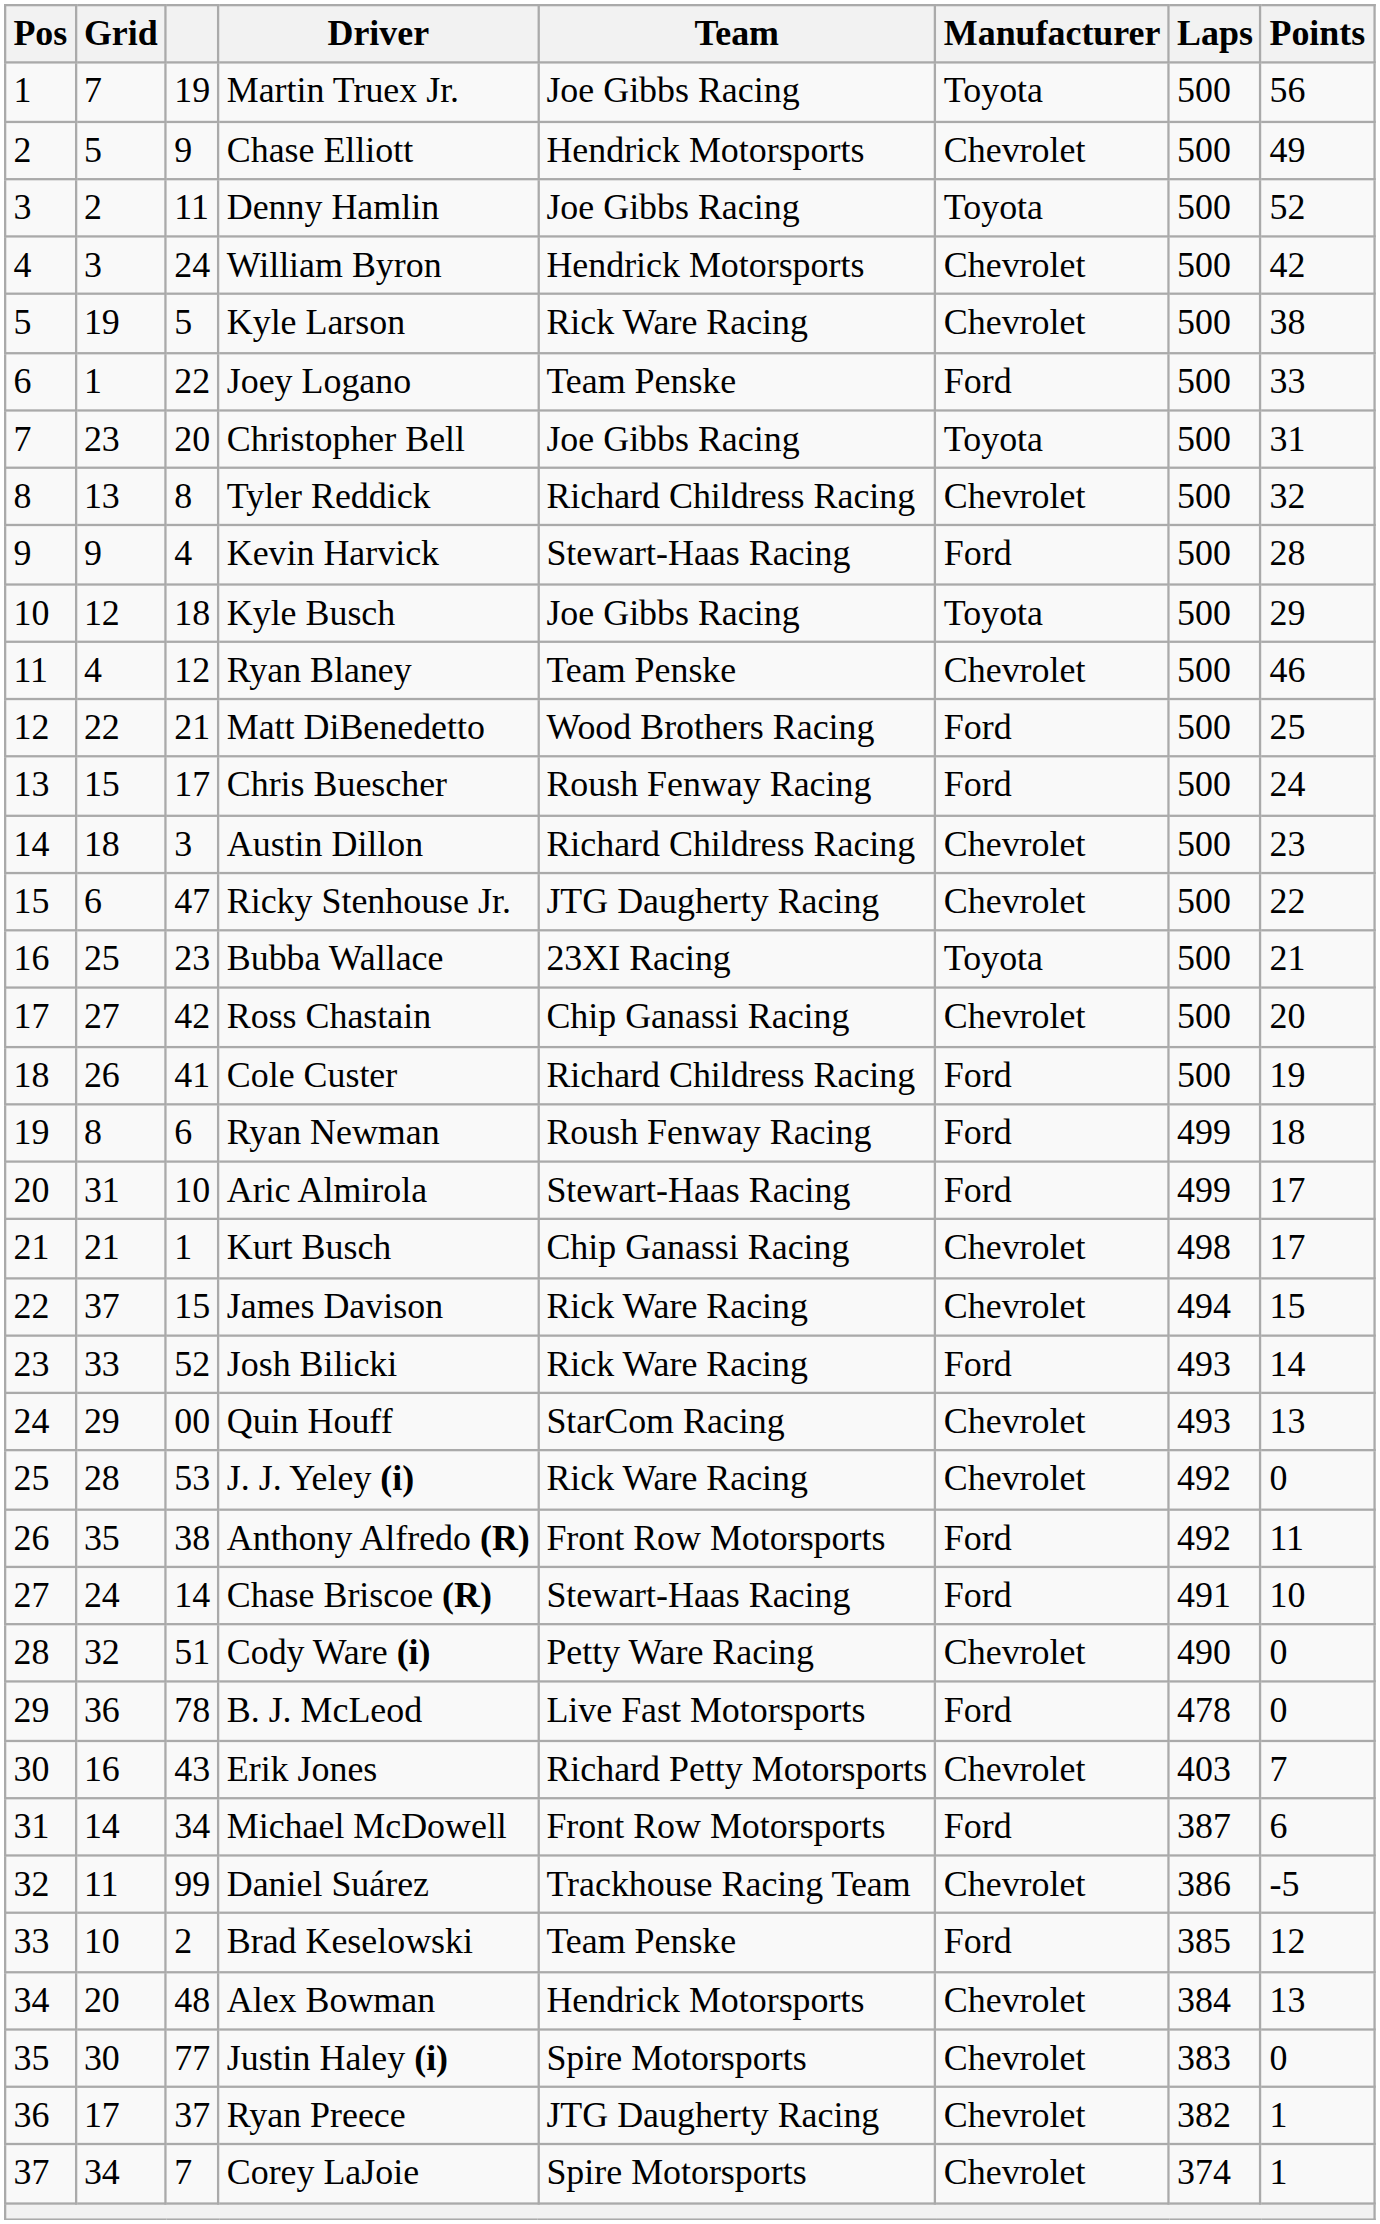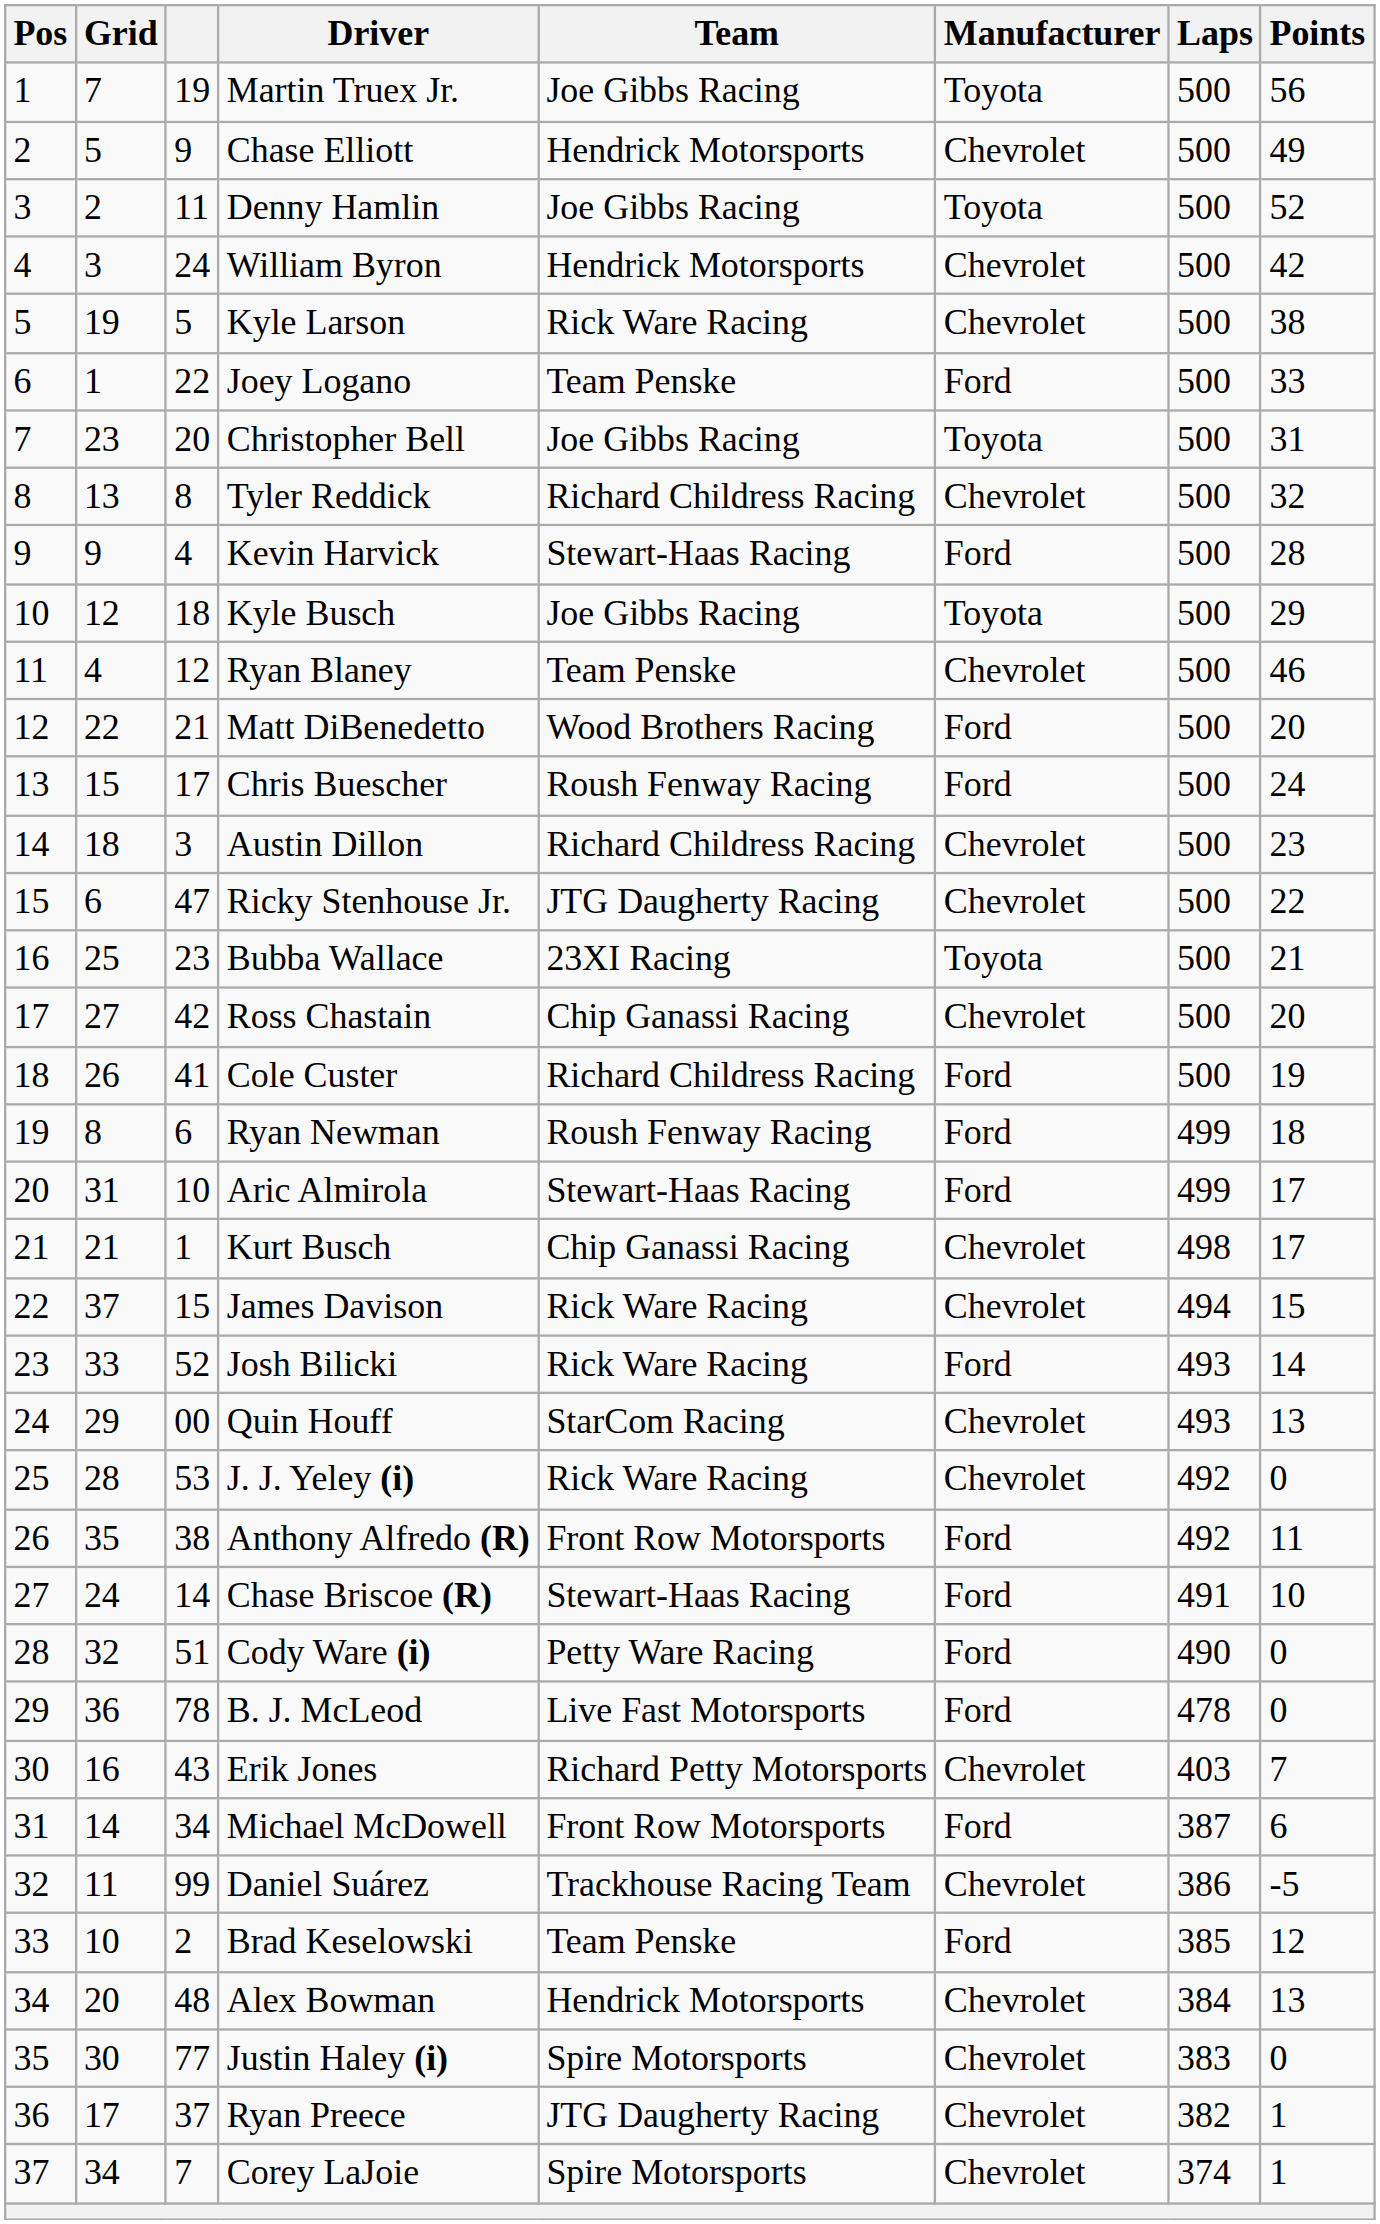(1287, 726) 25 -> (1287, 726) 20
(1015, 1652) Chevrolet -> (978, 1652) Ford
